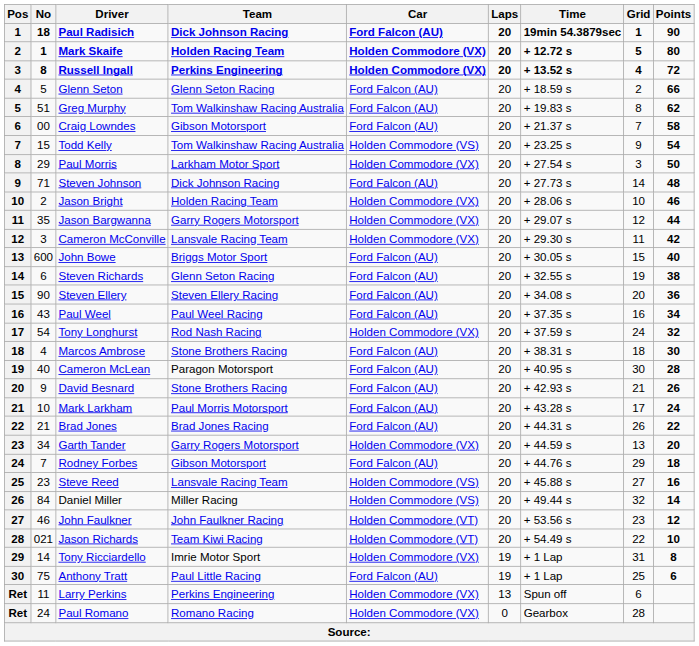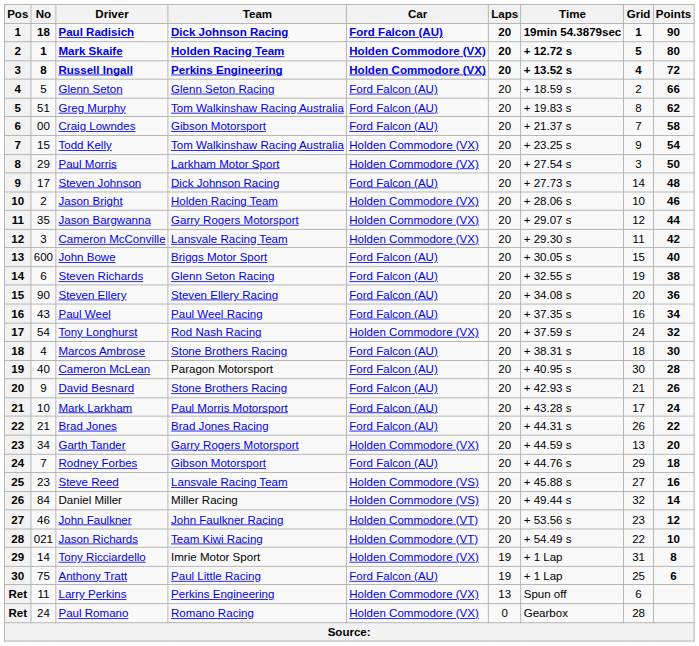(414, 145) Holden Commodore (VS) -> (414, 145) Holden Commodore (VX)
(43, 182) 71 -> (43, 182) 17
